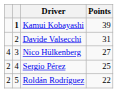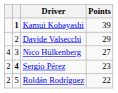(107, 38) 31 -> (107, 38) 29
(17, 66) normal -> (17, 66) bold
(107, 66) 25 -> (107, 66) 23
